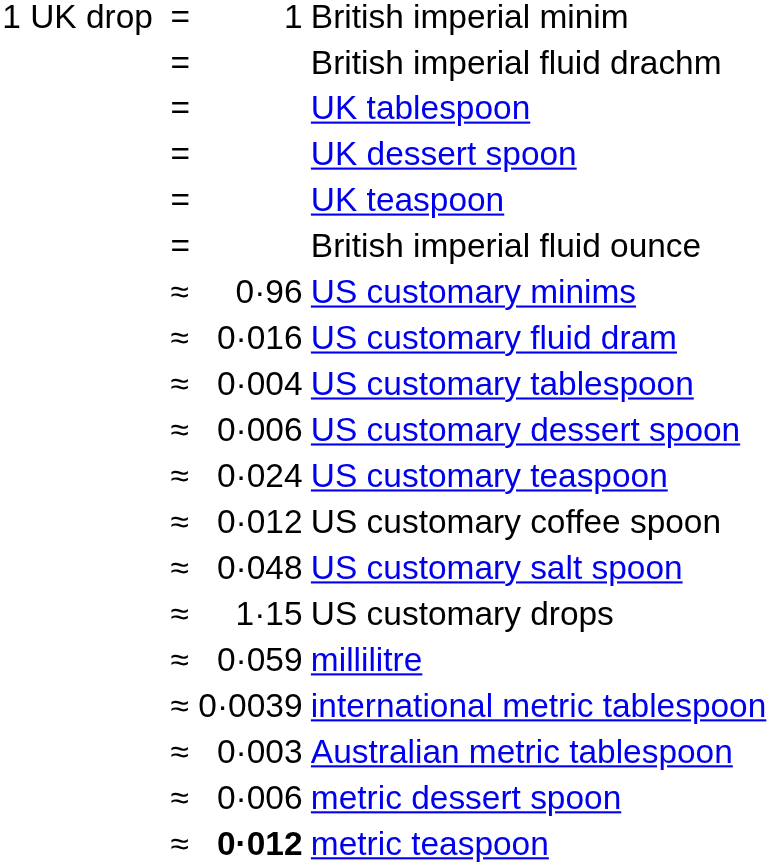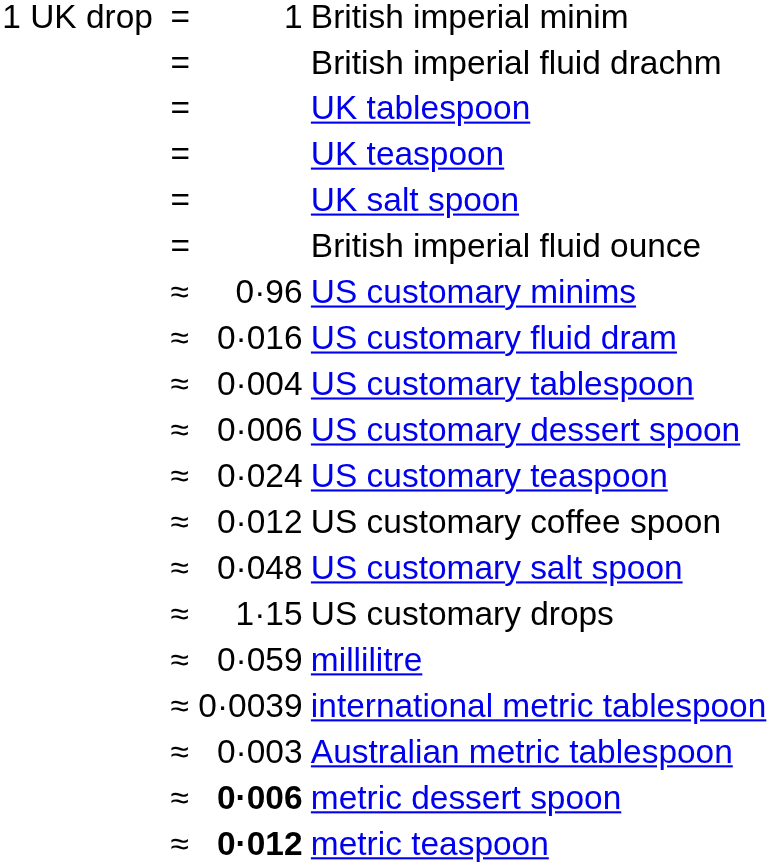- row: (444, 154)
+ row: (415, 200)
(260, 798) normal -> (260, 798) bold
